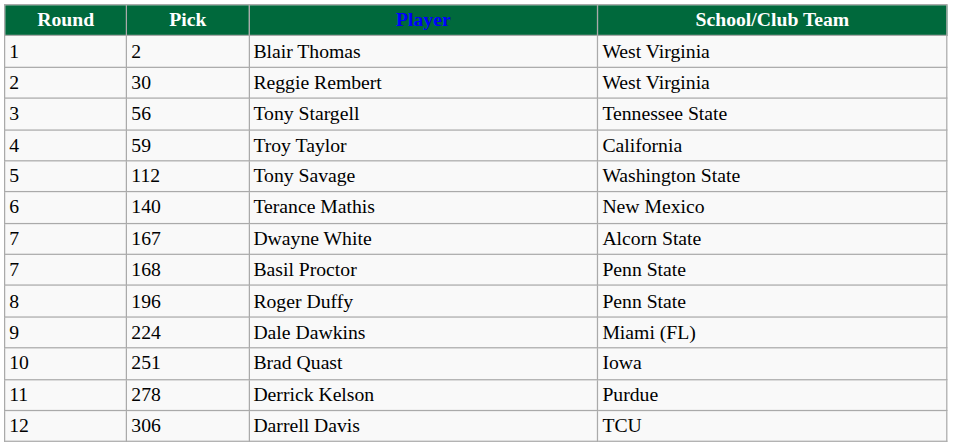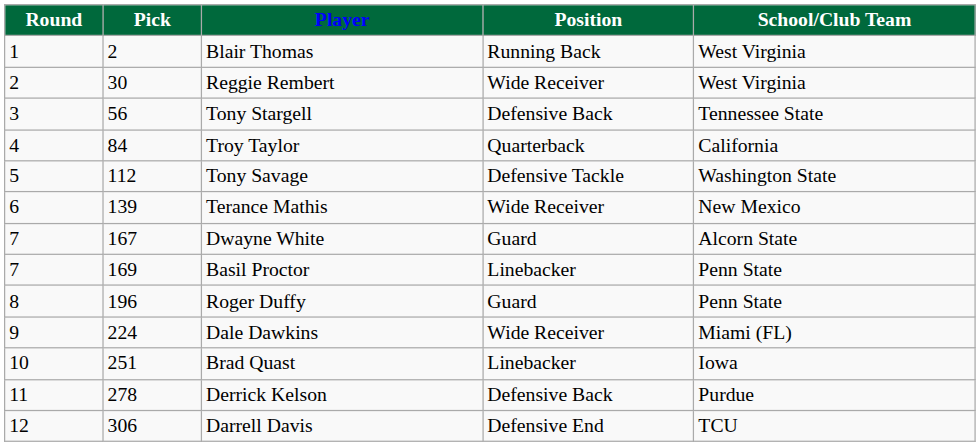+ column: (588, 20)
(141, 144) 59 -> (117, 144) 84
(146, 207) 140 -> (122, 207) 139
(146, 269) 168 -> (122, 269) 169
